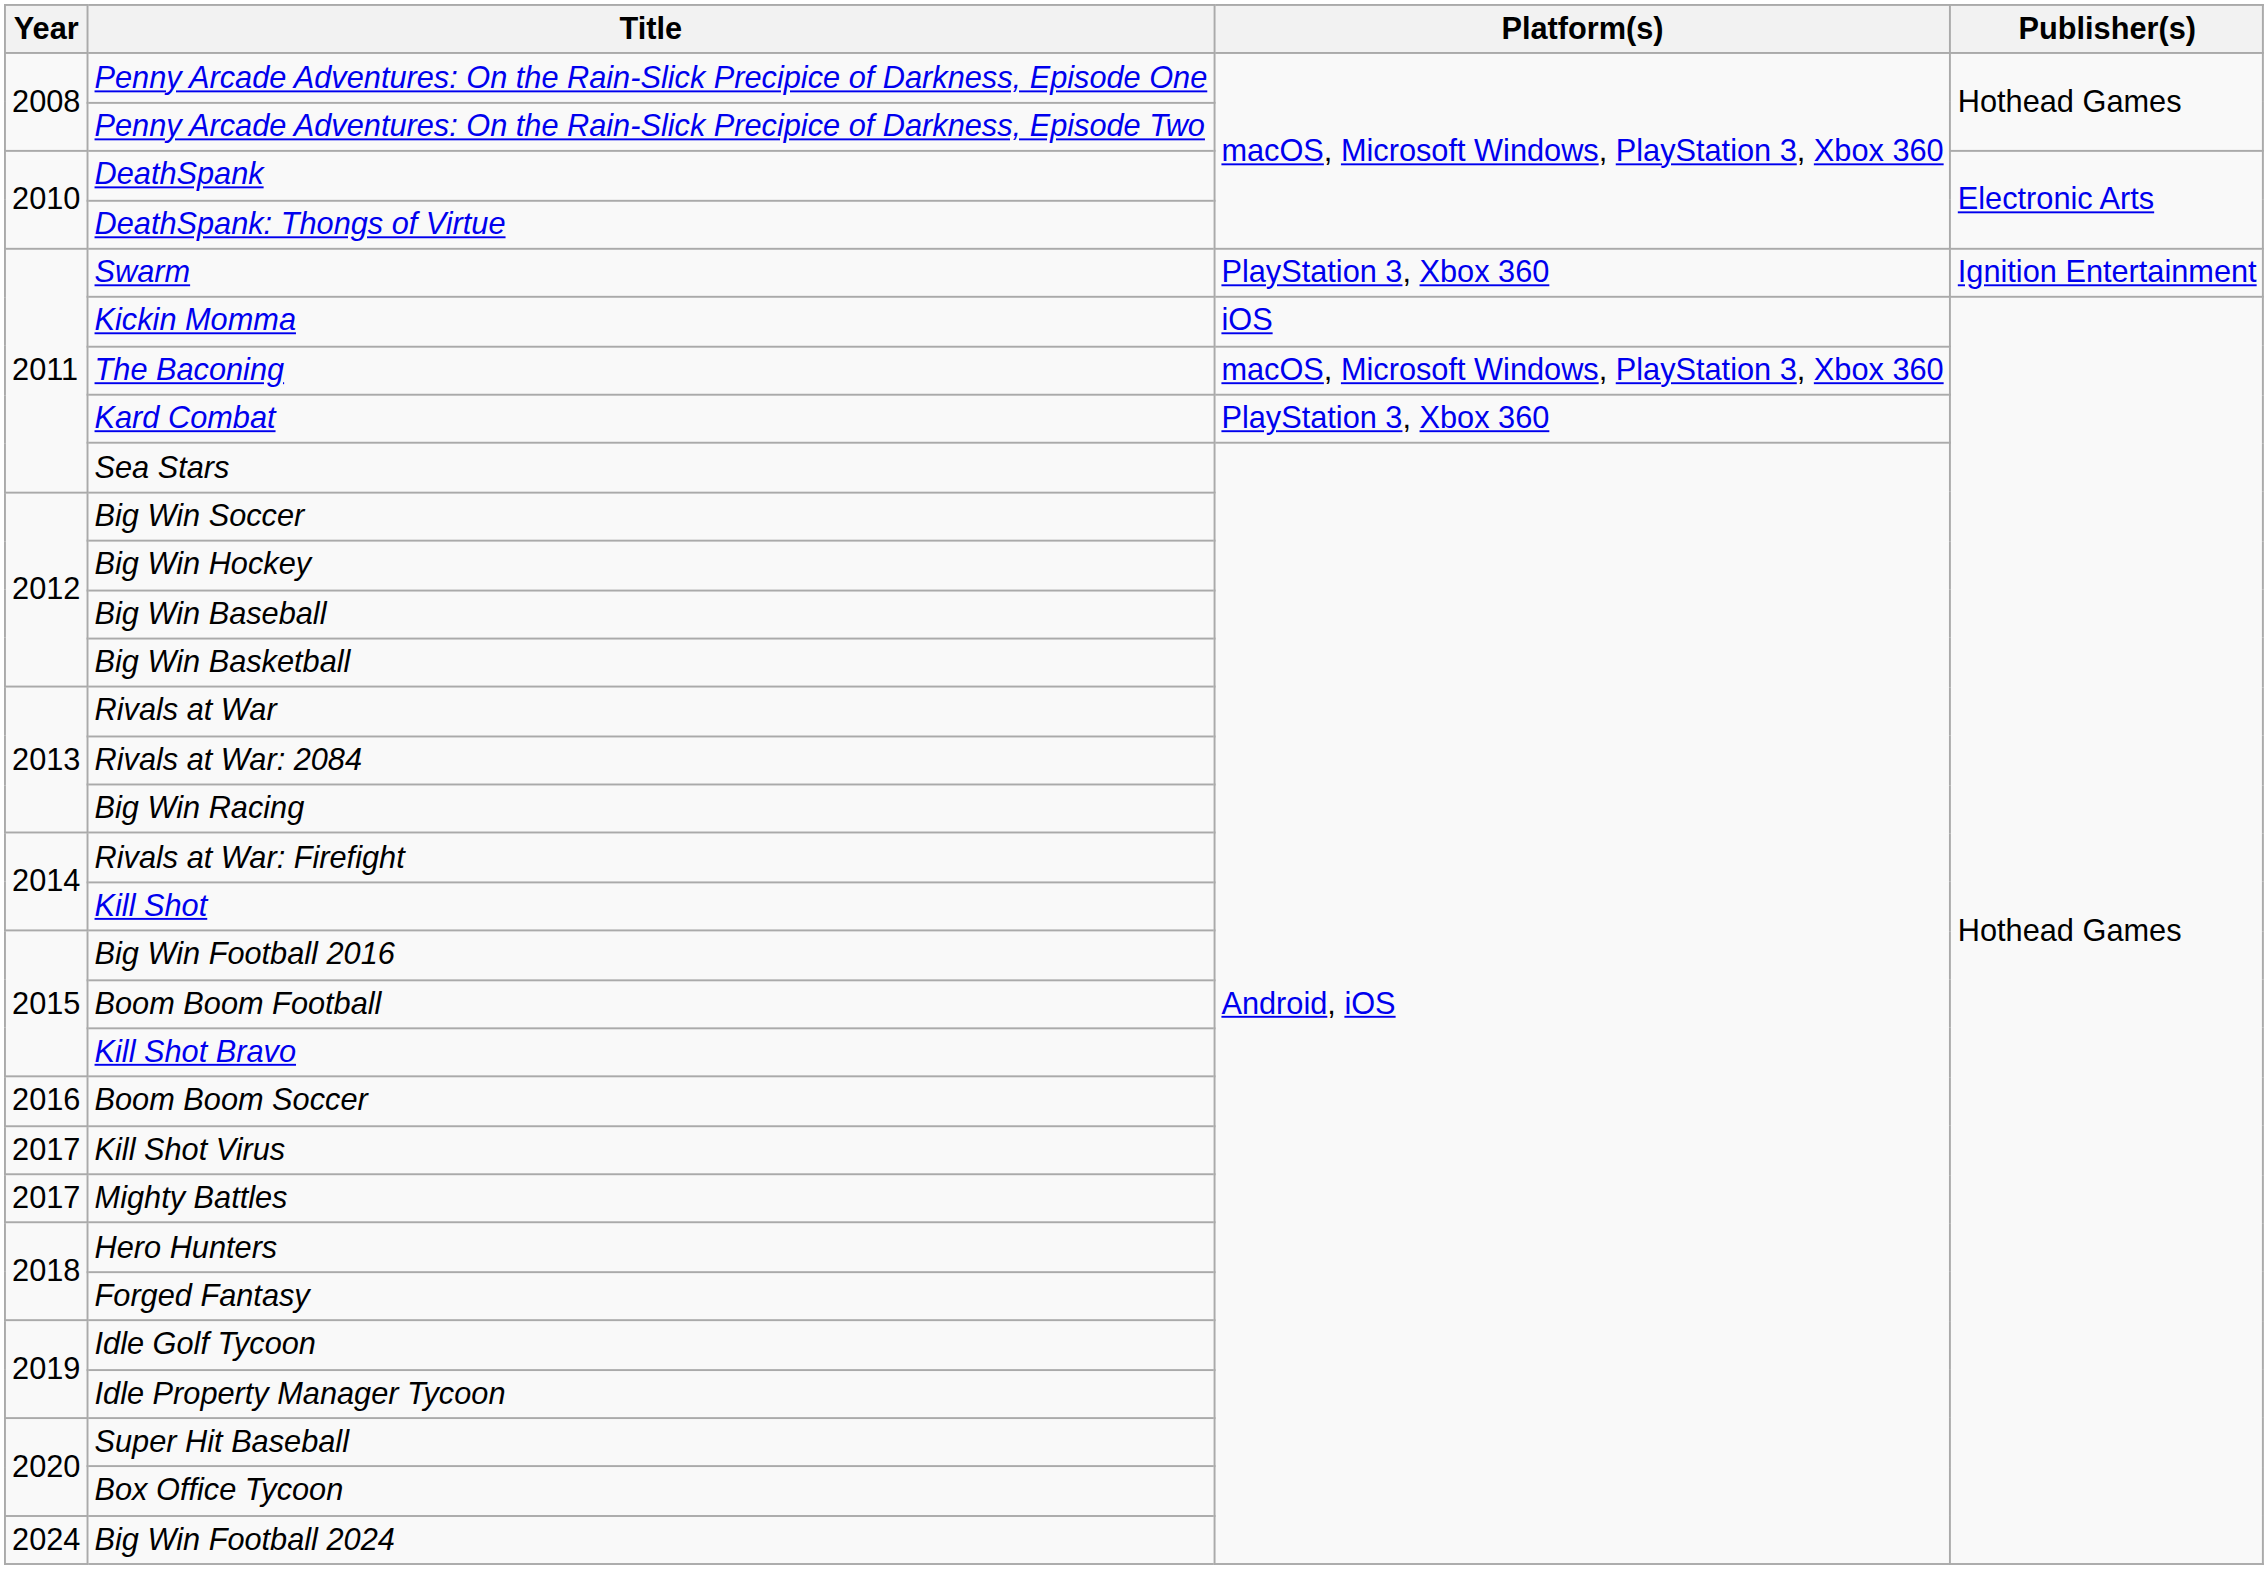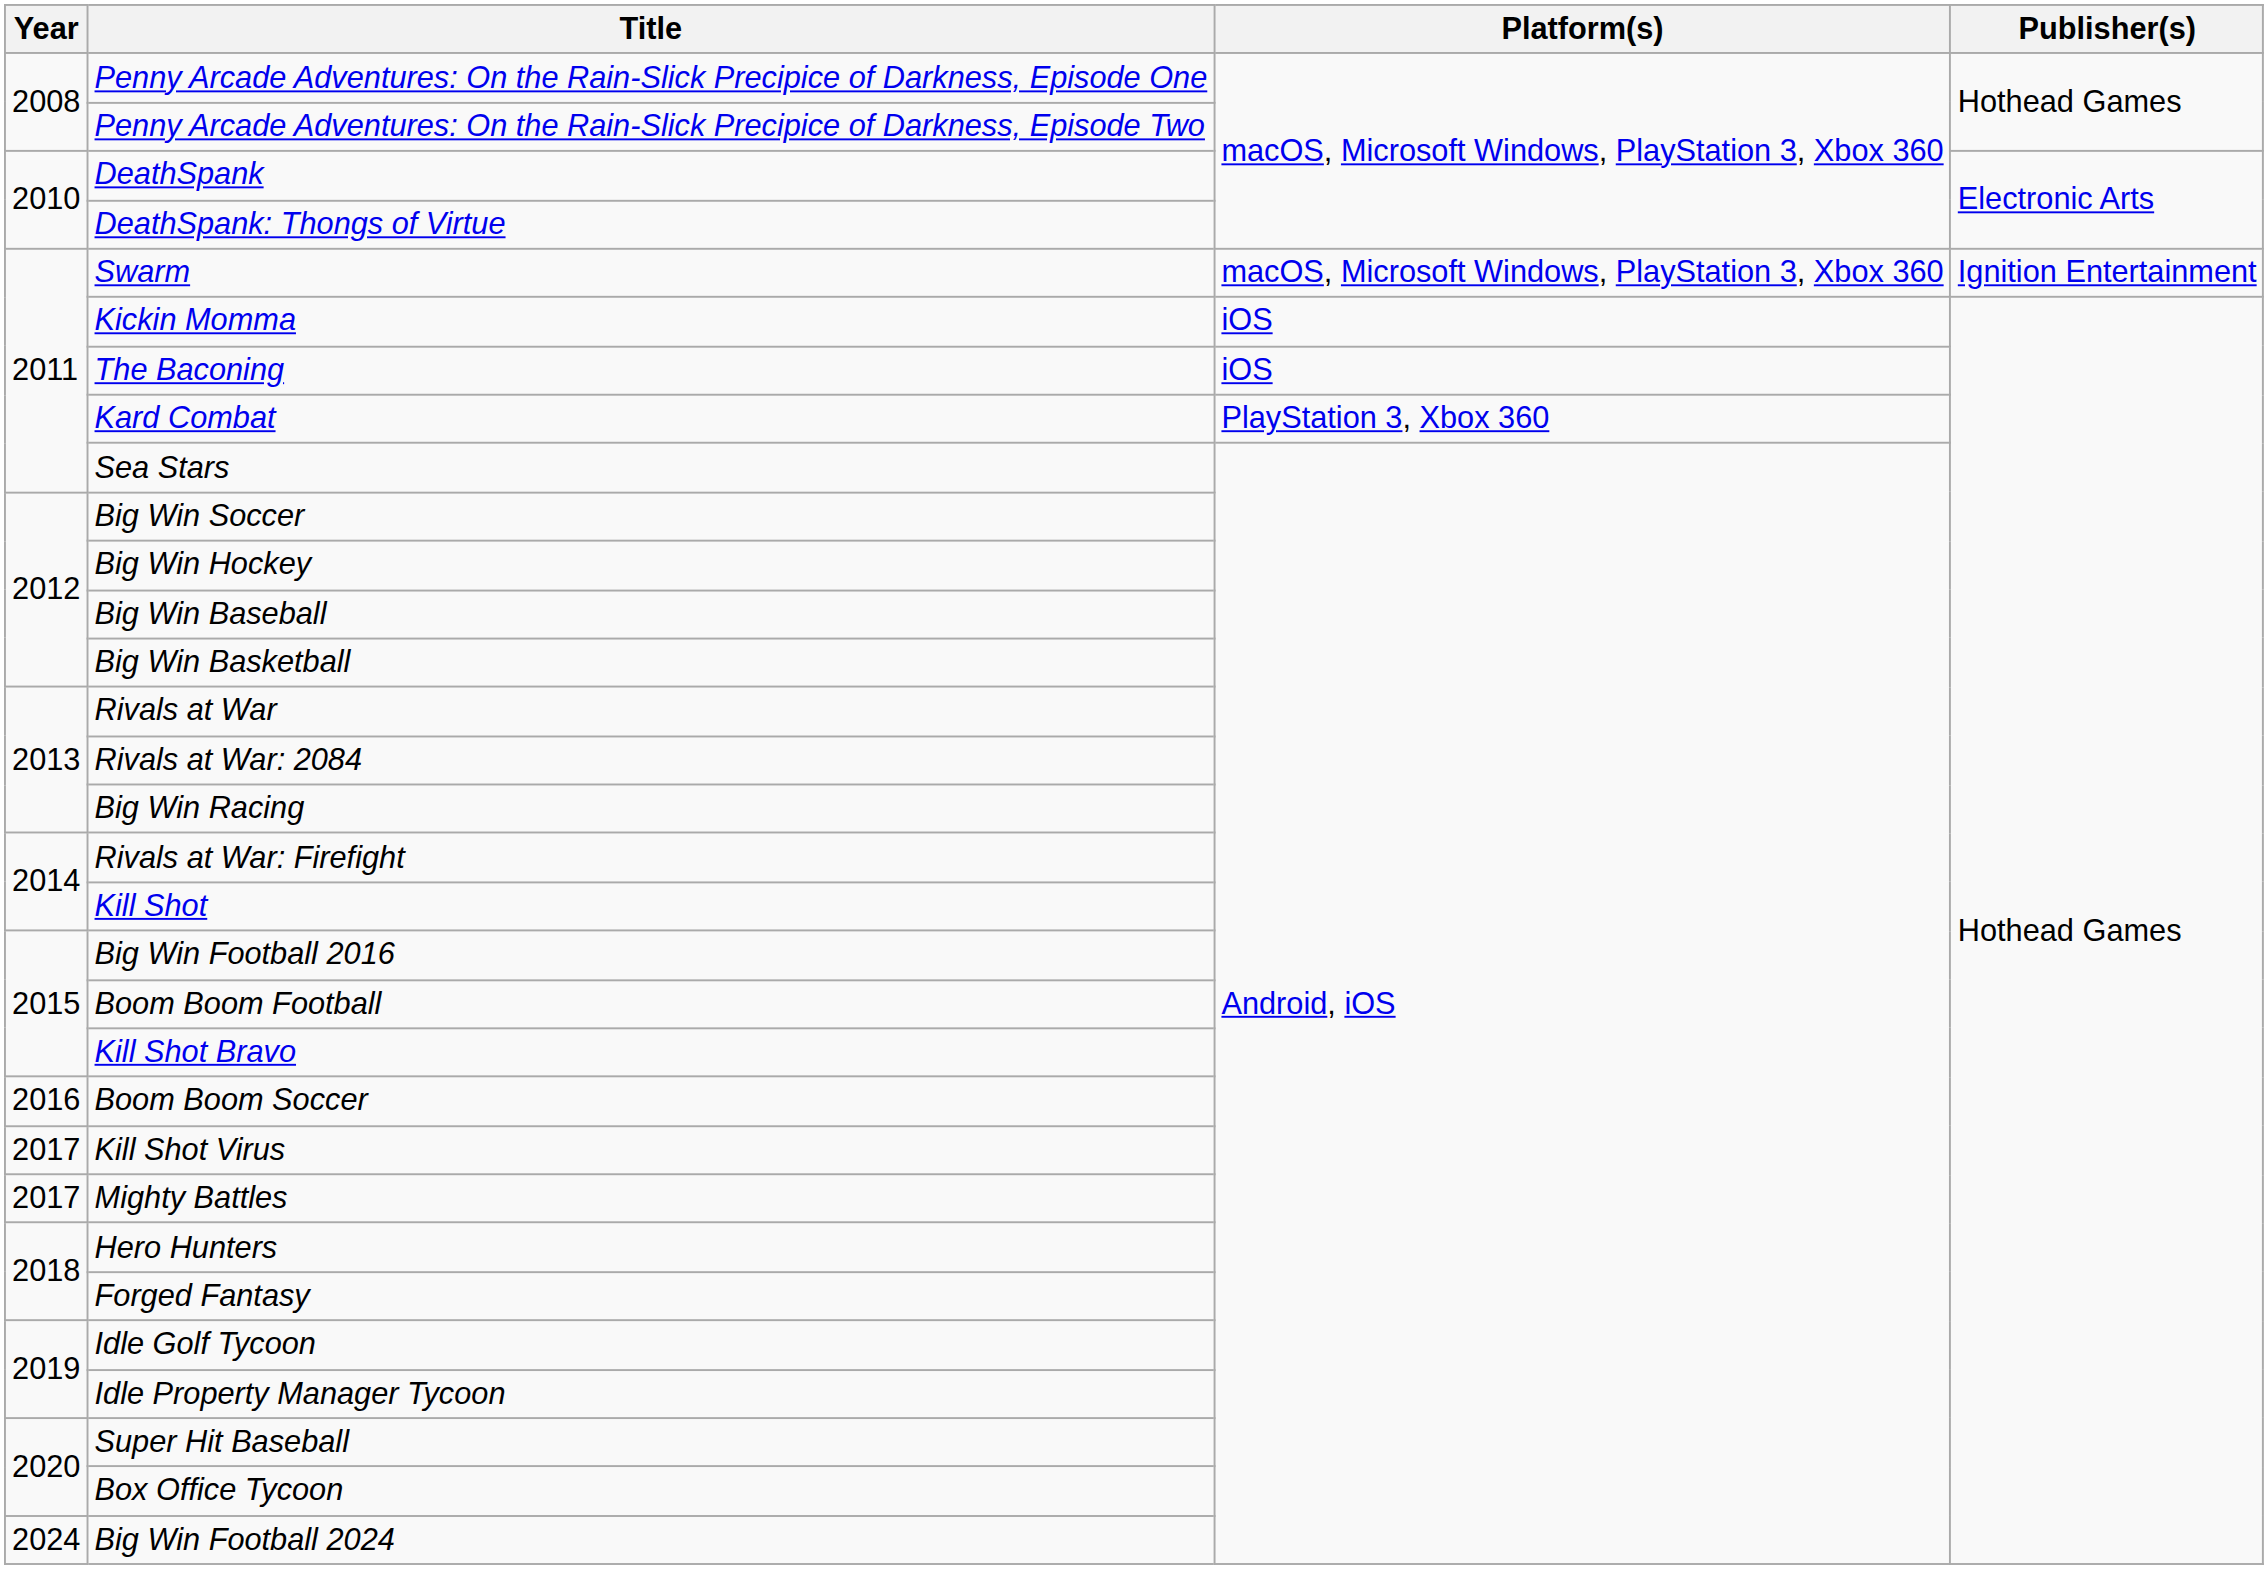(1385, 272) PlayStation 3, Xbox 360 -> (1583, 272) macOS, Microsoft Windows, PlayStation 3, Xbox 360
(1583, 369) macOS, Microsoft Windows, PlayStation 3, Xbox 360 -> (1247, 369) iOS
